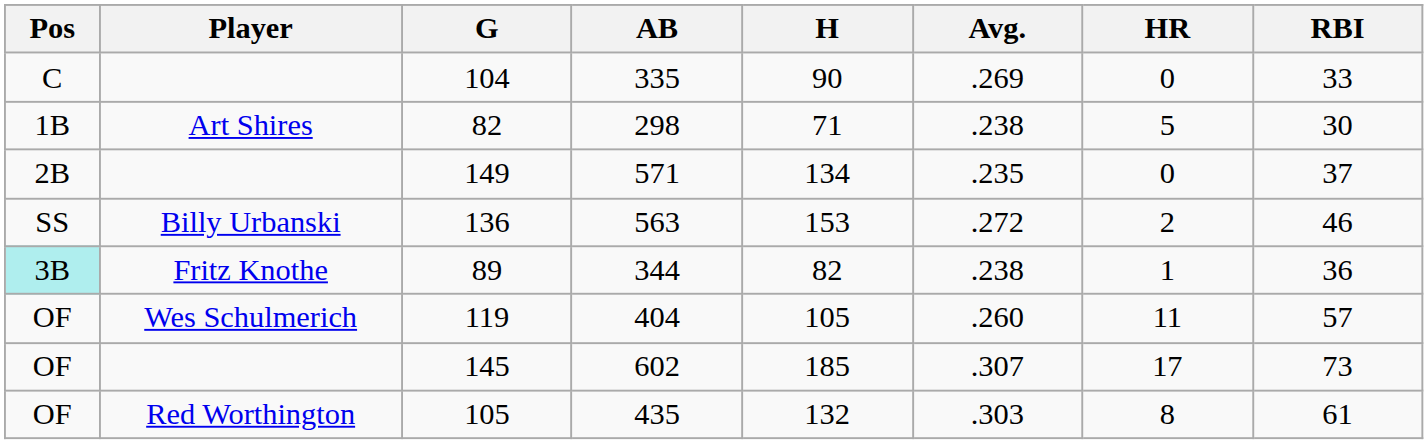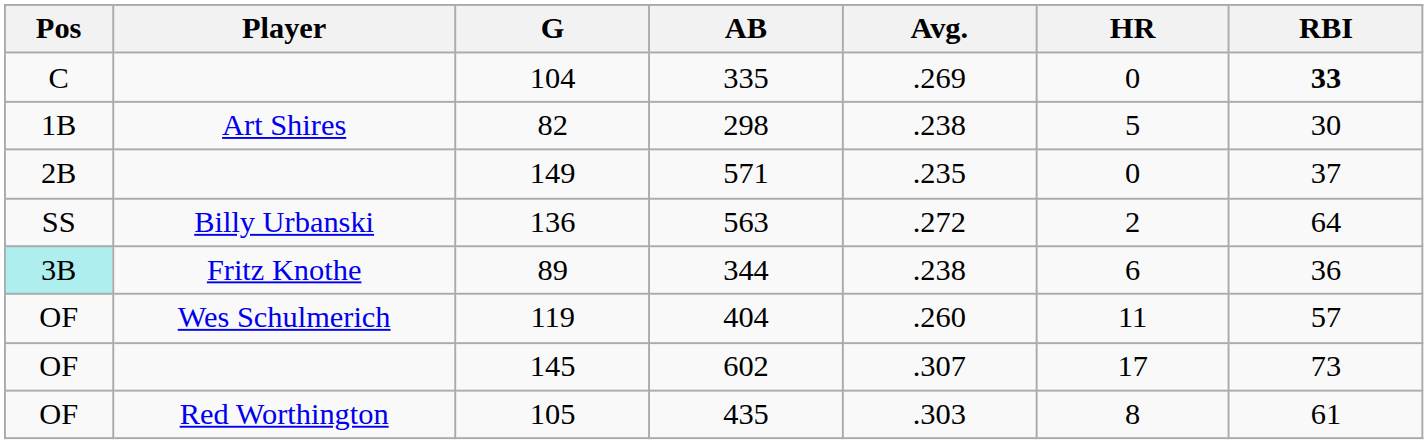- column: (827, 28)
(1338, 76) normal -> (1326, 76) bold
(1338, 221) 46 -> (1326, 221) 64
(1167, 269) 1 -> (1133, 269) 6
